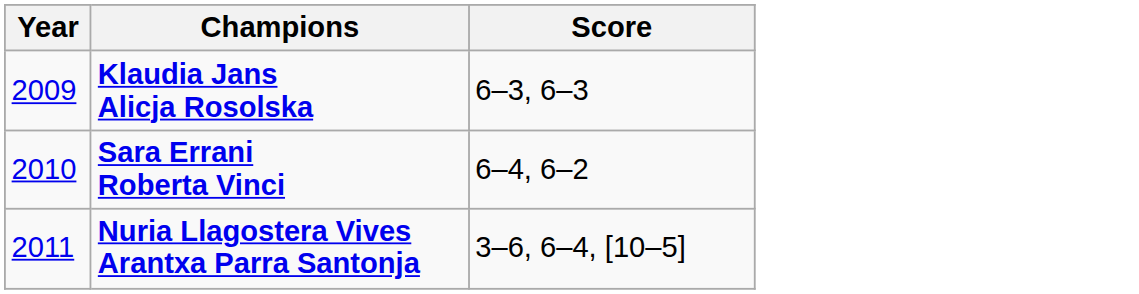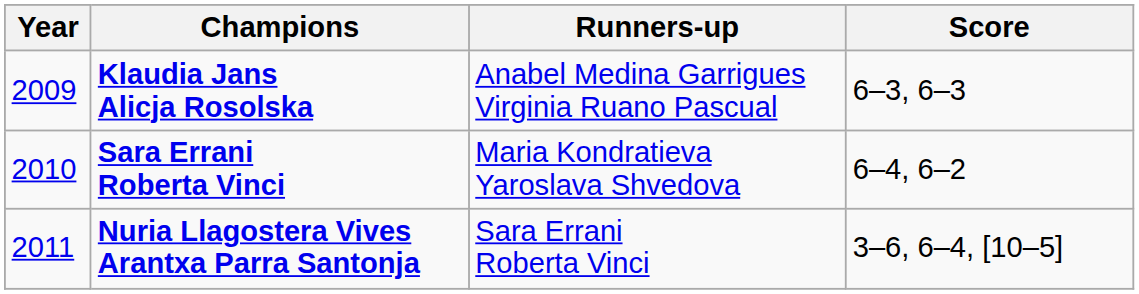+ column: (657, 27)
